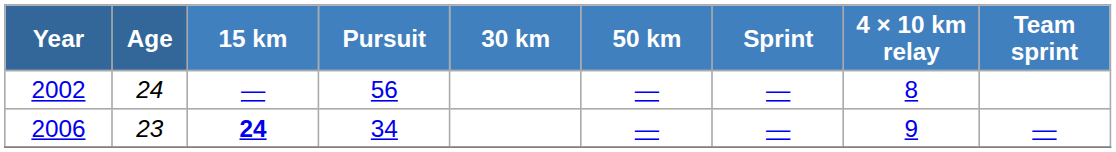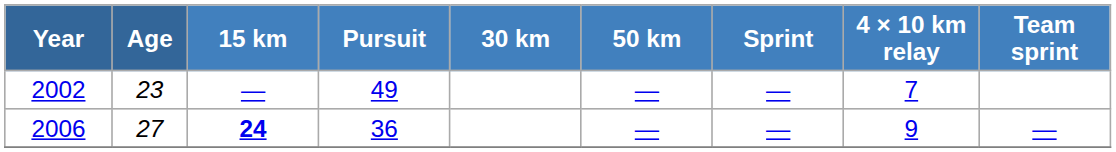(150, 90) 24 -> (150, 90) 23
(384, 90) 56 -> (384, 90) 49
(911, 90) 8 -> (911, 90) 7
(150, 128) 23 -> (150, 128) 27
(384, 128) 34 -> (384, 128) 36
